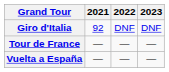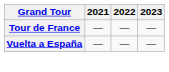- row: (44, 28)
